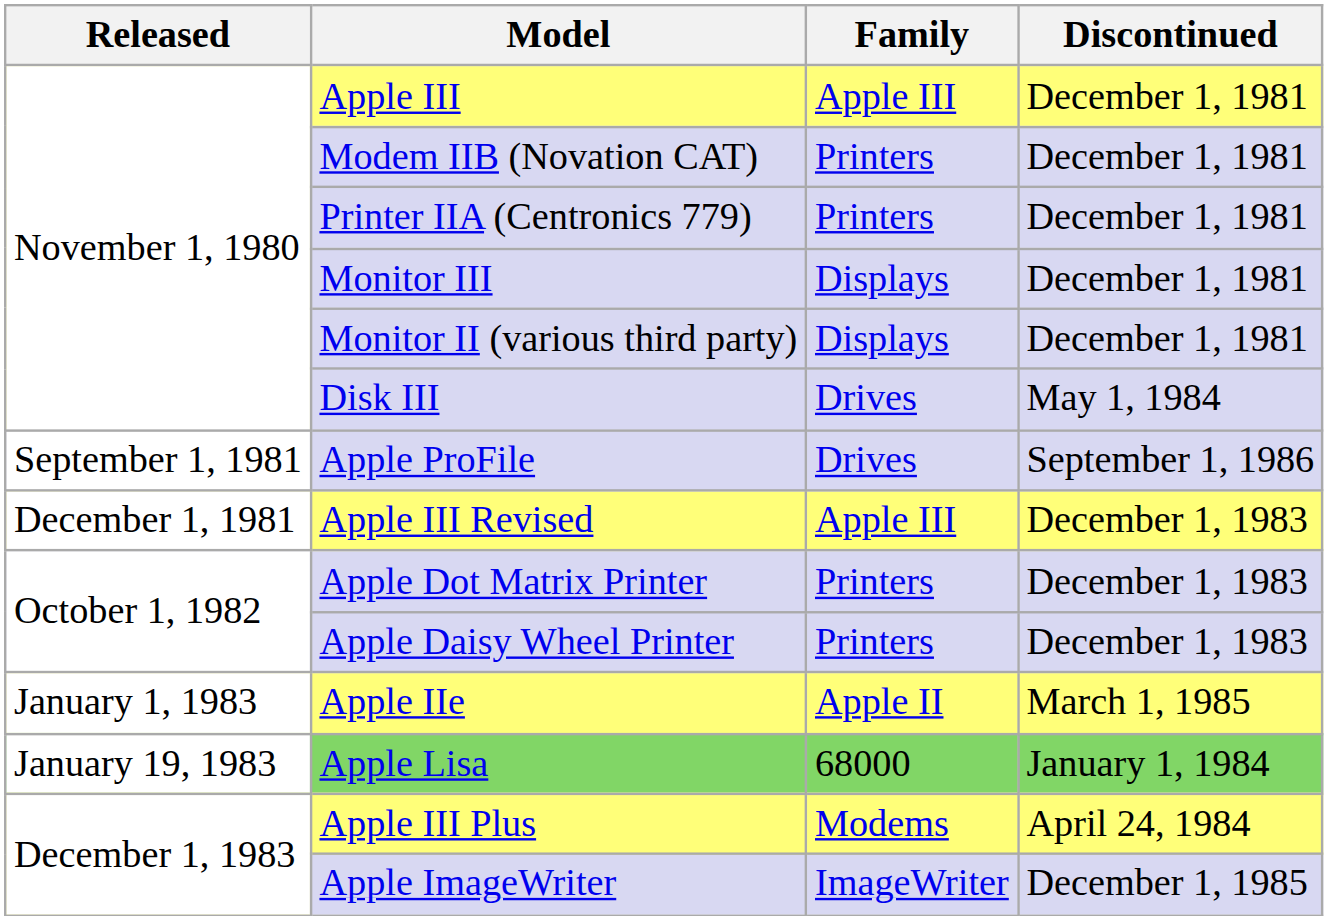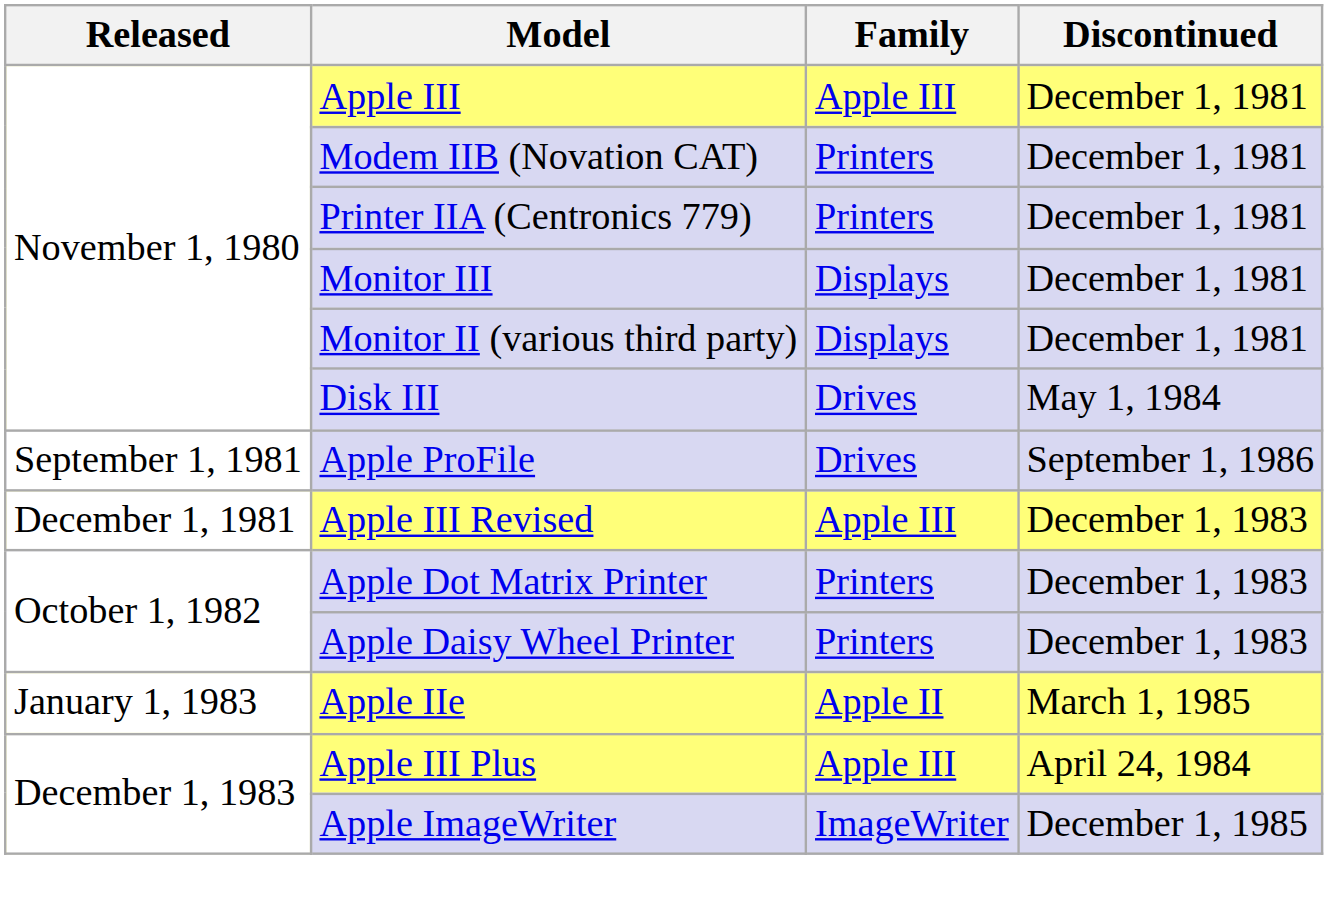- row: (404, 762)
(882, 823) Modems -> (886, 762) Apple III
